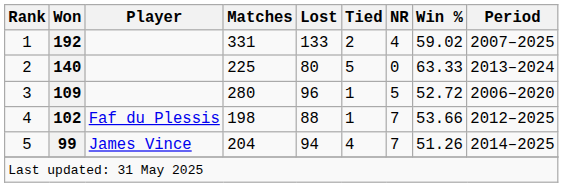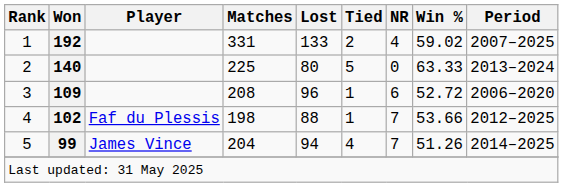(241, 94) 280 -> (241, 94) 208
(395, 94) 5 -> (395, 94) 6
